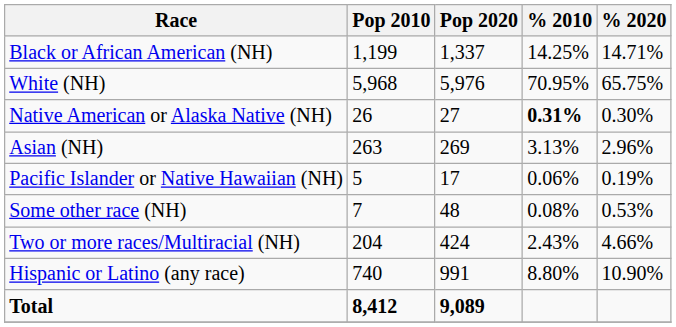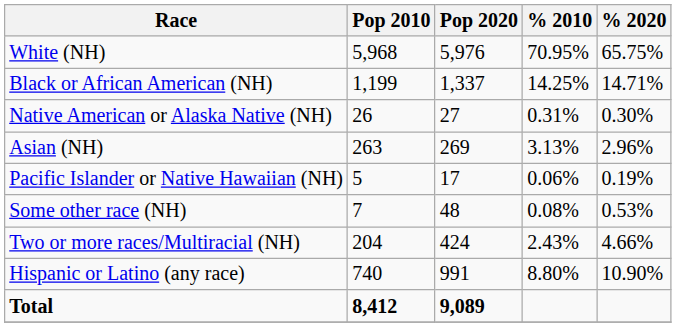rows swapped: (57, 83) <-> (141, 52)
(555, 115) bold -> (553, 115) normal
